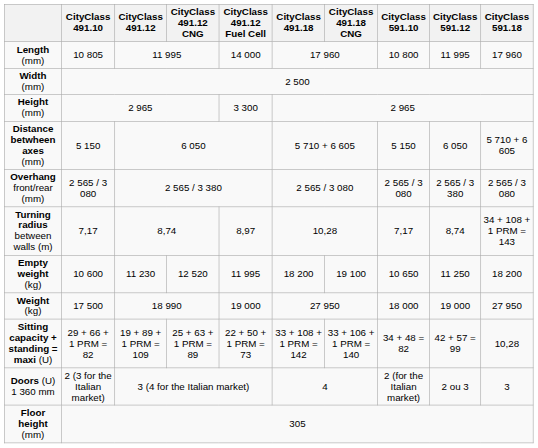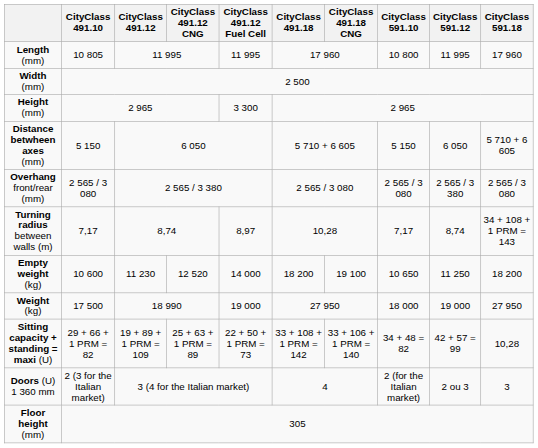(246, 55) 14 000 -> (246, 55) 11 995
(246, 274) 11 995 -> (246, 274) 14 000
